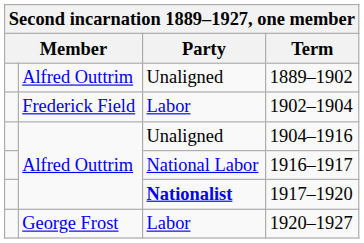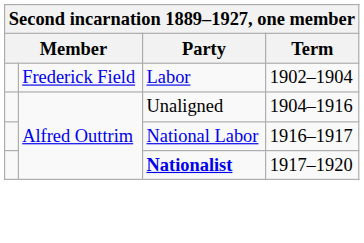- row: (311, 77)
- row: (311, 223)
